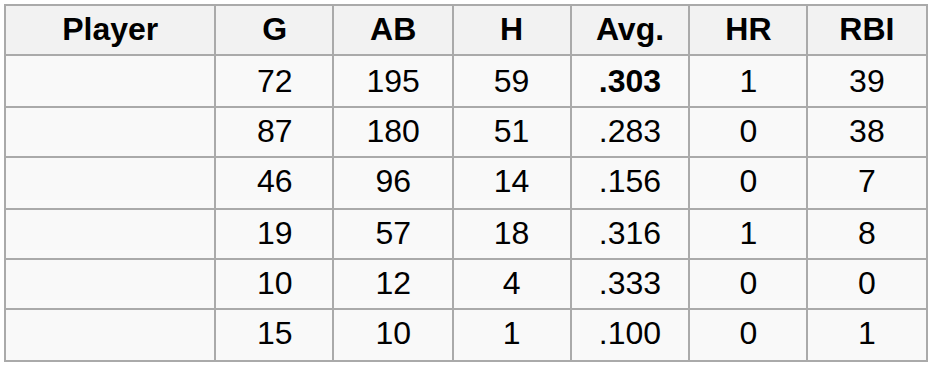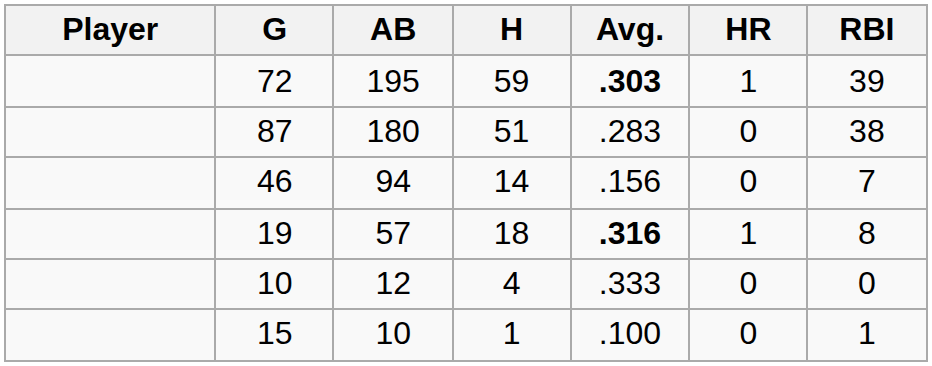(393, 182) 96 -> (393, 182) 94
(630, 232) normal -> (630, 232) bold
